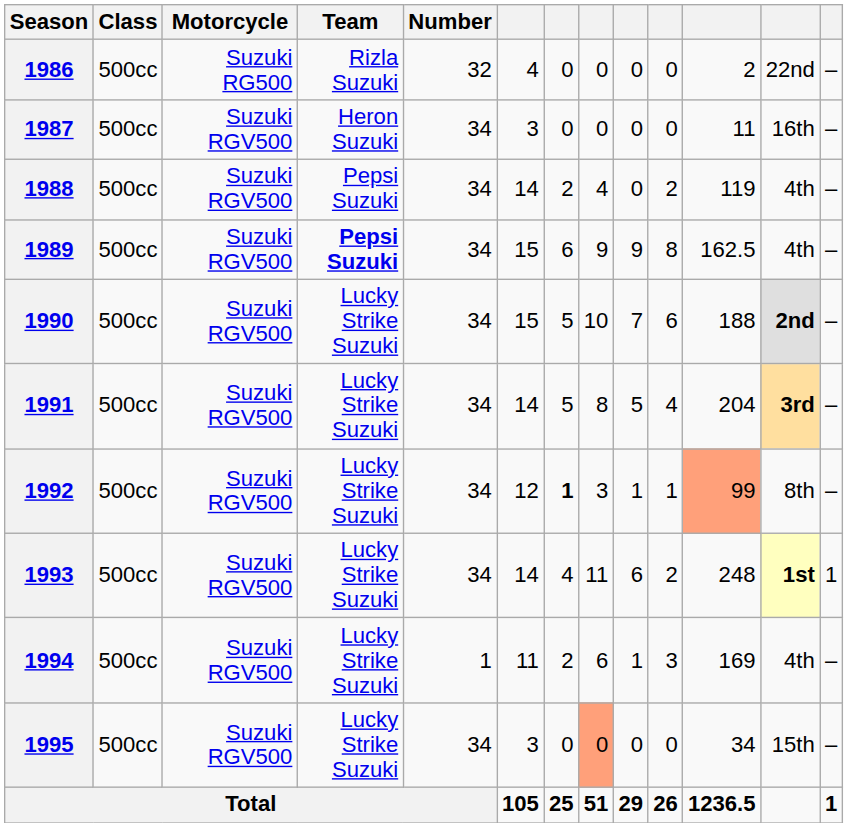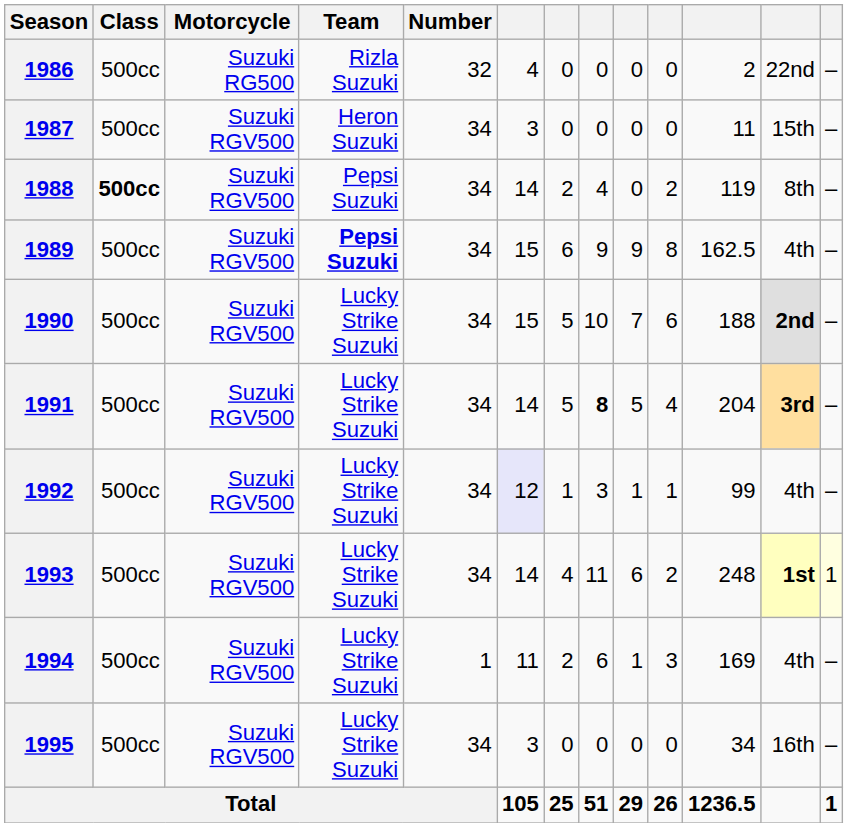(793, 129) 16th -> (793, 129) 15th
(128, 189) normal -> (129, 189) bold
(799, 189) 4th -> (799, 189) 8th
(602, 405) normal -> (602, 405) bold
(527, 490) no background -> (527, 490) lavender background
(567, 490) bold -> (567, 490) normal
(743, 490) lightsalmon background -> (743, 490) no background
(799, 490) 8th -> (799, 490) 4th
(831, 575) no background -> (831, 575) lightyellow background
(602, 744) lightsalmon background -> (602, 744) no background
(793, 744) 15th -> (793, 744) 16th
